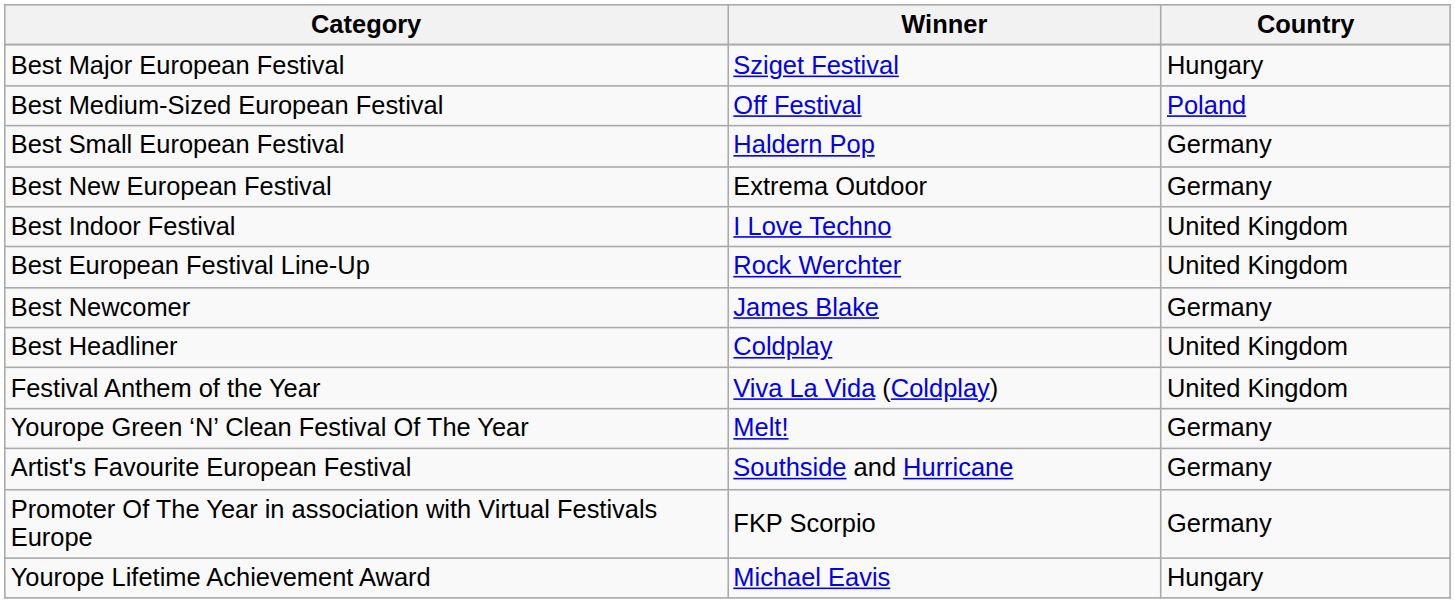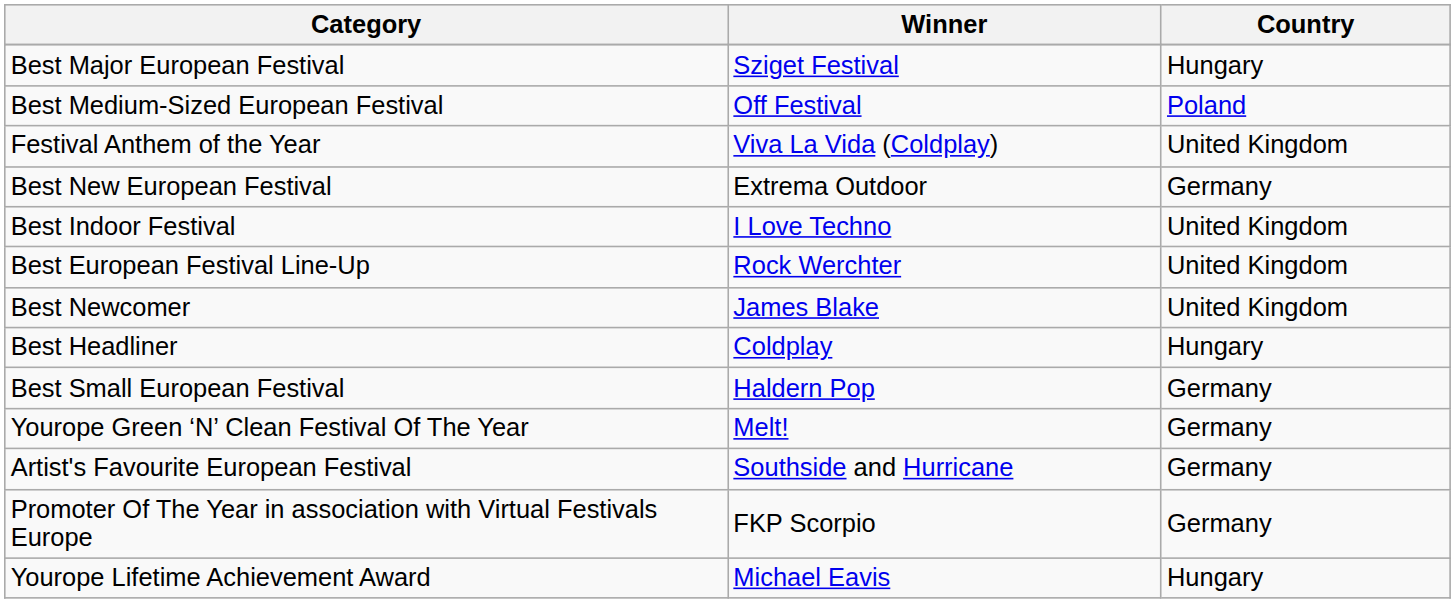rows swapped: (178, 145) <-> (166, 387)
(1219, 307) Germany -> (1257, 307) United Kingdom
(1257, 347) United Kingdom -> (1215, 347) Hungary
